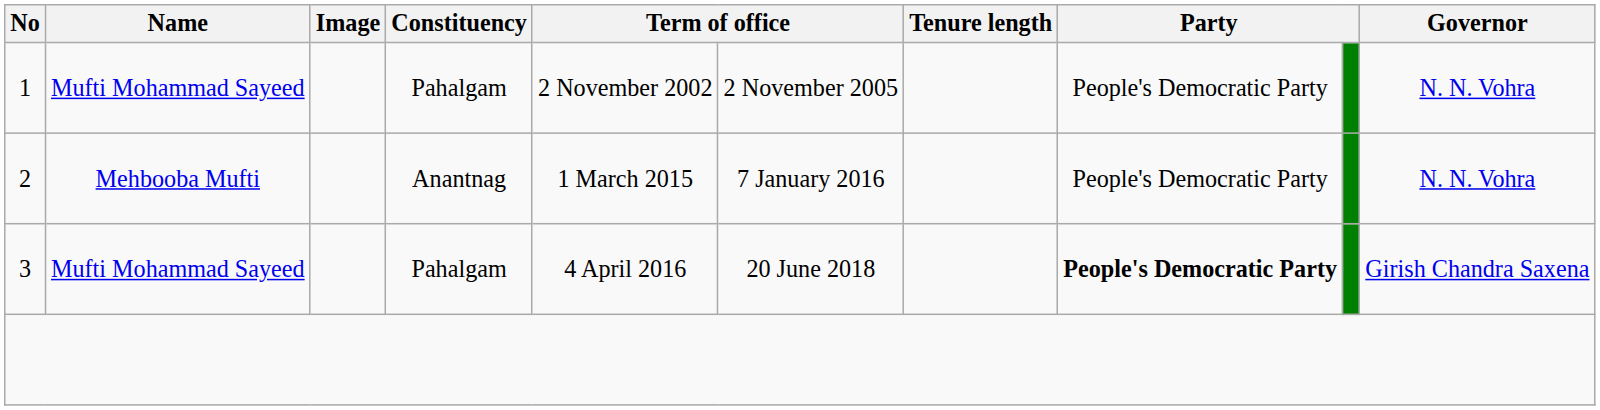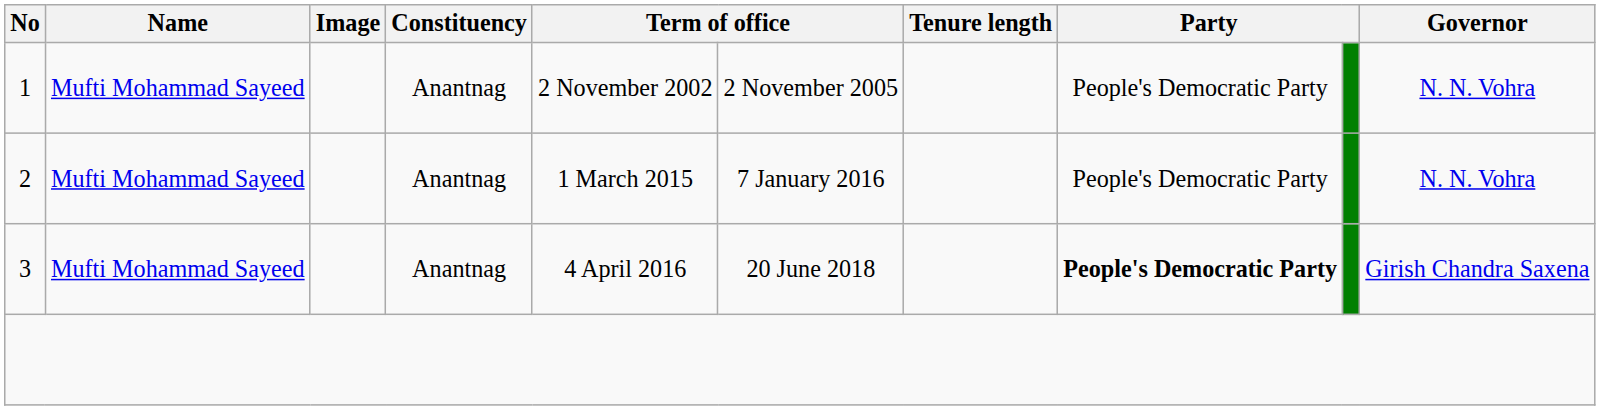(459, 88) Pahalgam -> (459, 88) Anantnag
(178, 178) Mehbooba Mufti -> (178, 178) Mufti Mohammad Sayeed
(459, 269) Pahalgam -> (459, 269) Anantnag
